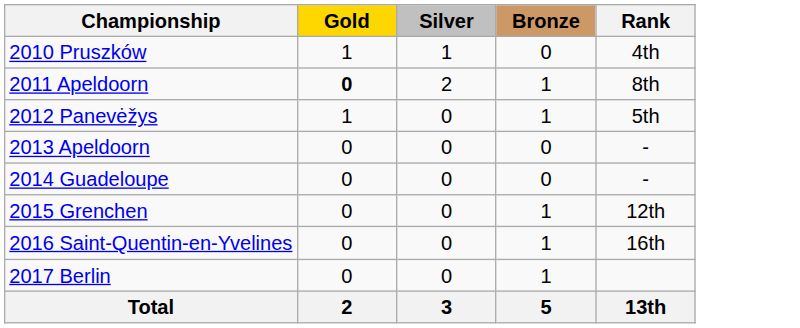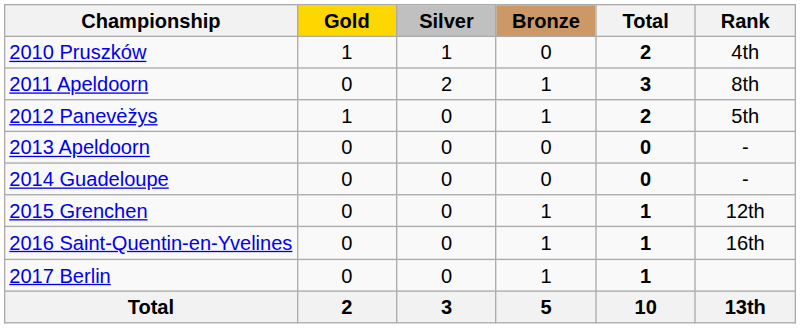+ column: (646, 21)
(347, 84) bold -> (347, 84) normal
